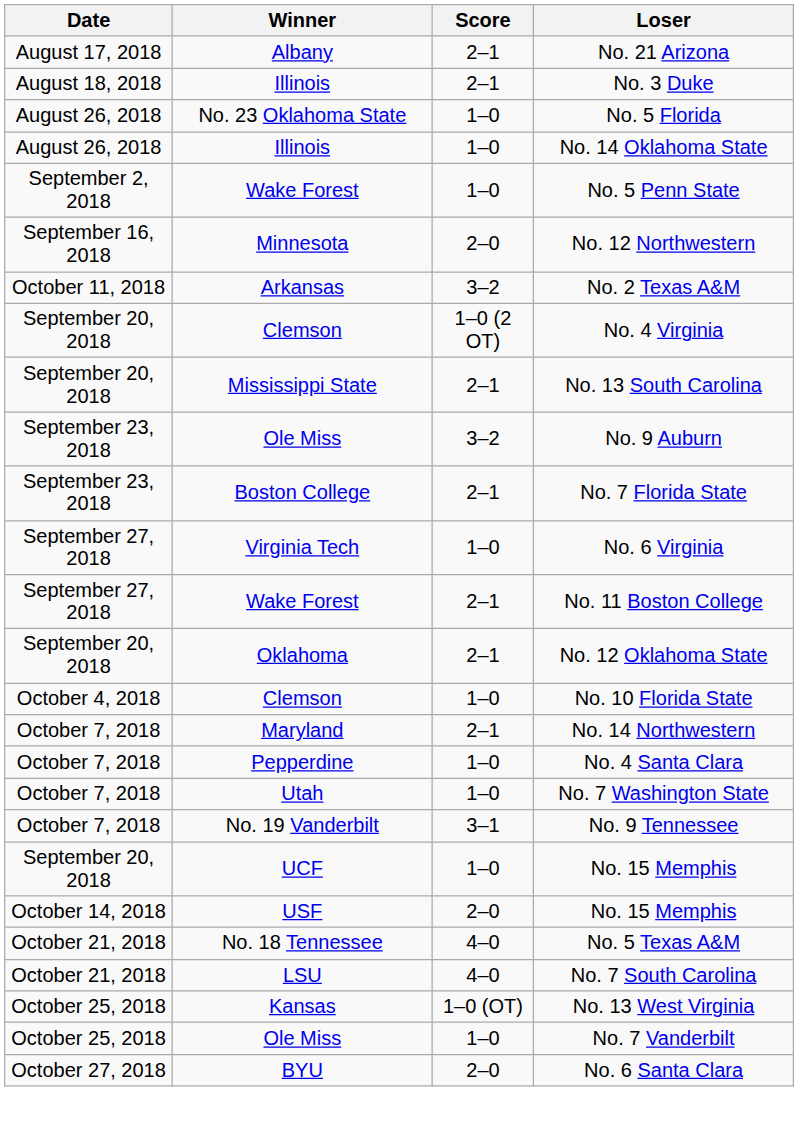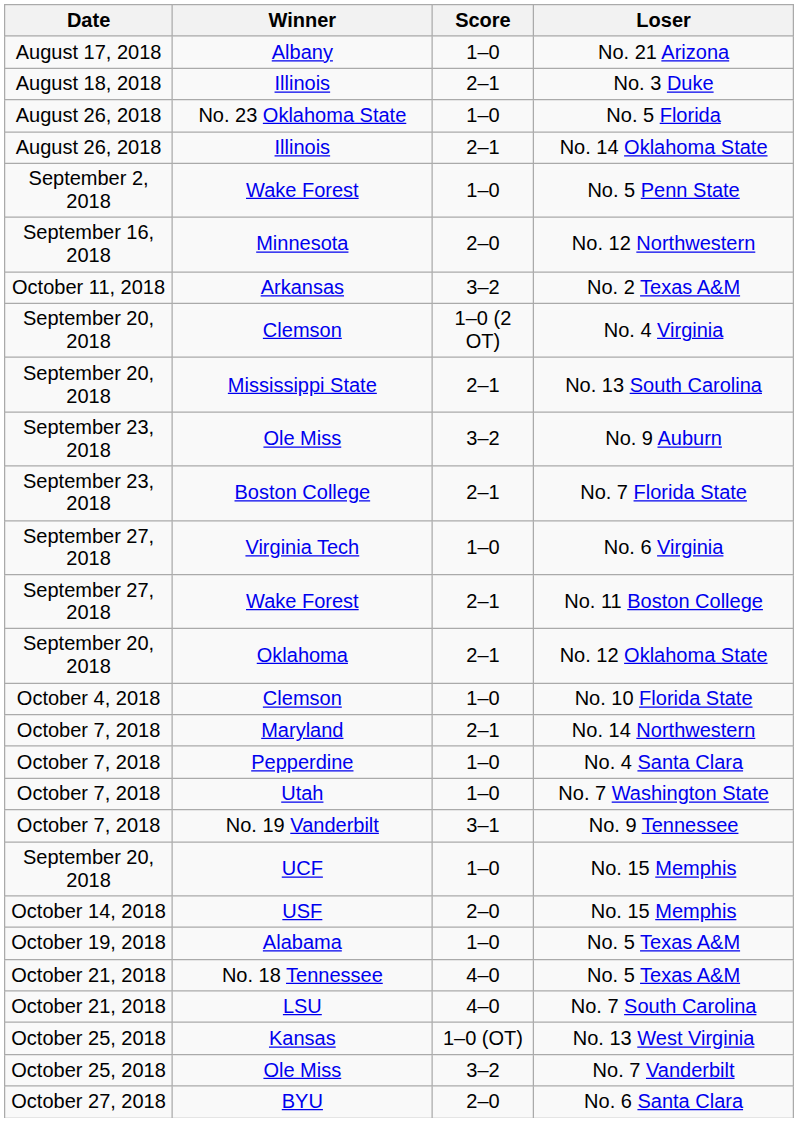(483, 52) 2–1 -> (483, 52) 1–0
(483, 147) 1–0 -> (483, 147) 2–1
+ row: (302, 943)
(483, 1038) 1–0 -> (483, 1070) 3–2
